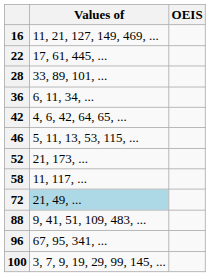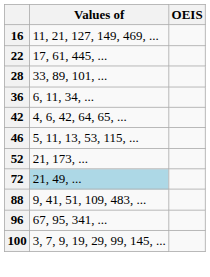- row: (17, 179)
